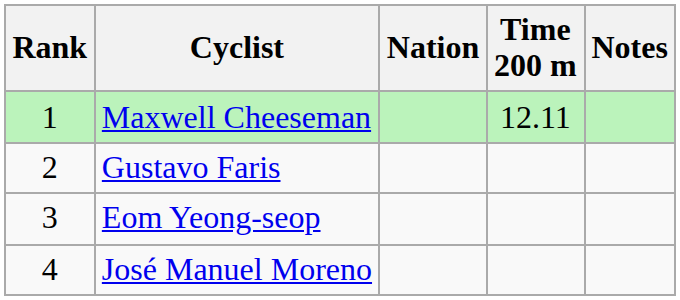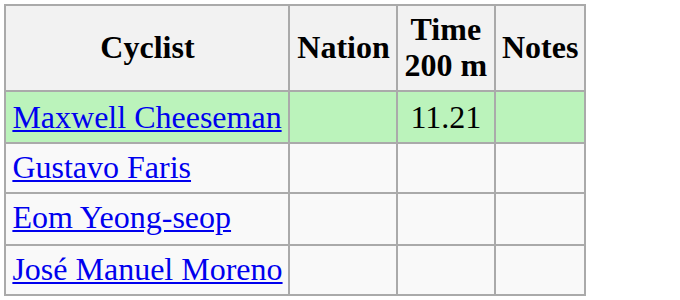- column: (50, 47)
(535, 116) 12.11 -> (446, 116) 11.21
